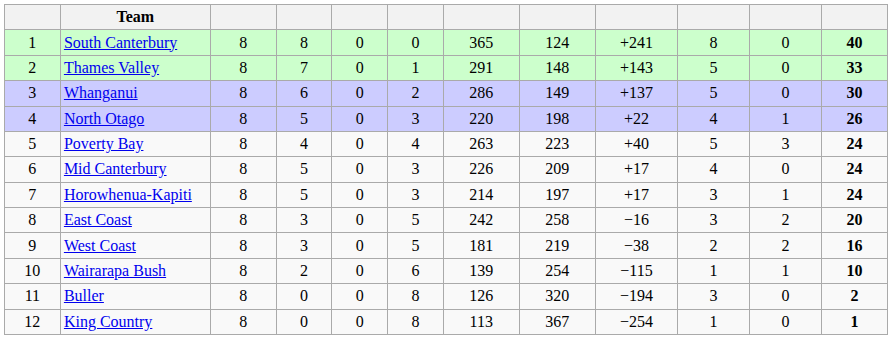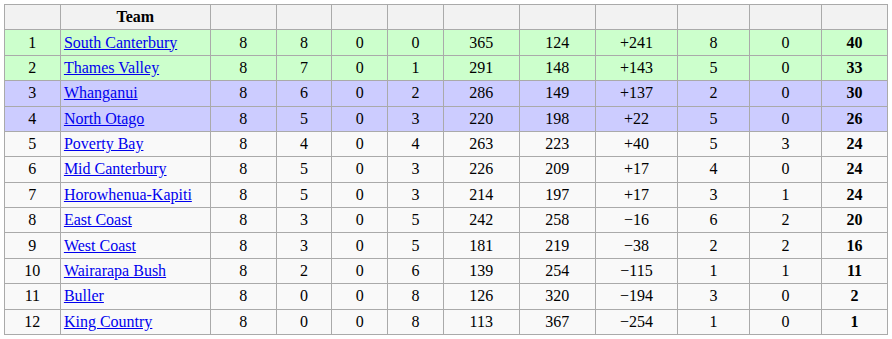(714, 93) 5 -> (714, 93) 2
(714, 118) 4 -> (714, 118) 5
(786, 118) 1 -> (786, 118) 0
(714, 220) 3 -> (714, 220) 6
(855, 270) 10 -> (855, 270) 11
